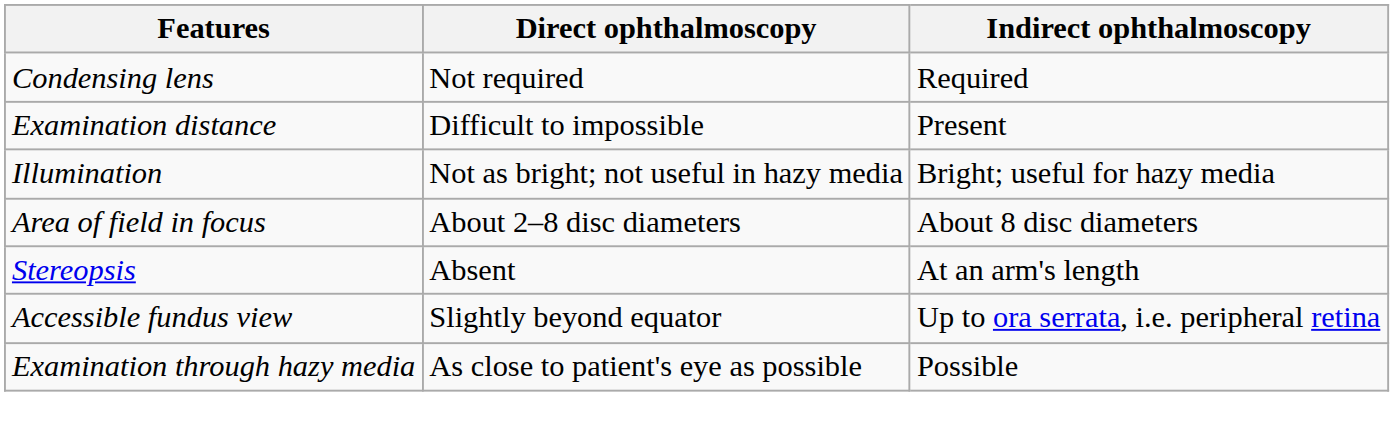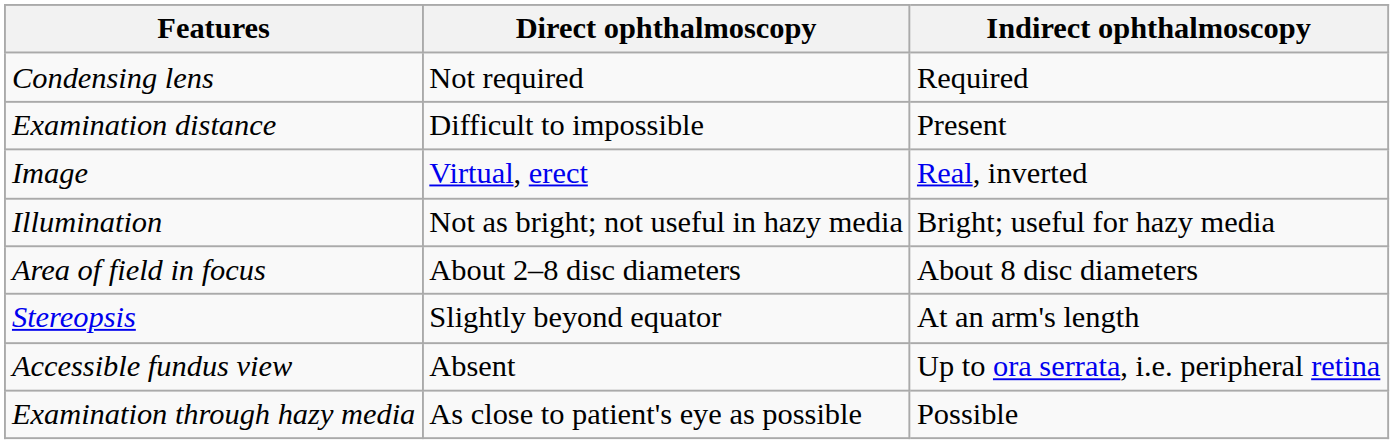+ row: (50, 173)
(472, 269) Absent -> (575, 317) Slightly beyond equator
(575, 317) Slightly beyond equator -> (472, 366) Absent
